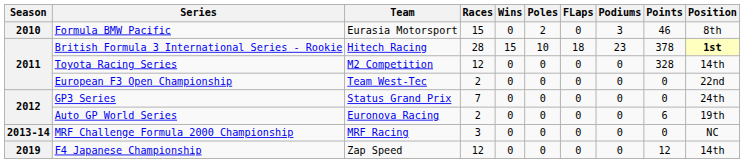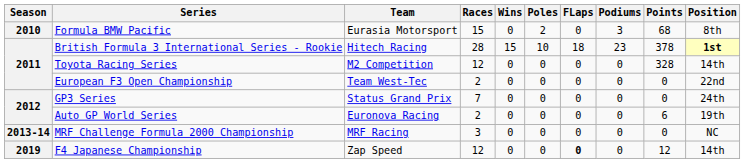(665, 30) 46 -> (665, 30) 68
(578, 149) normal -> (578, 149) bold
